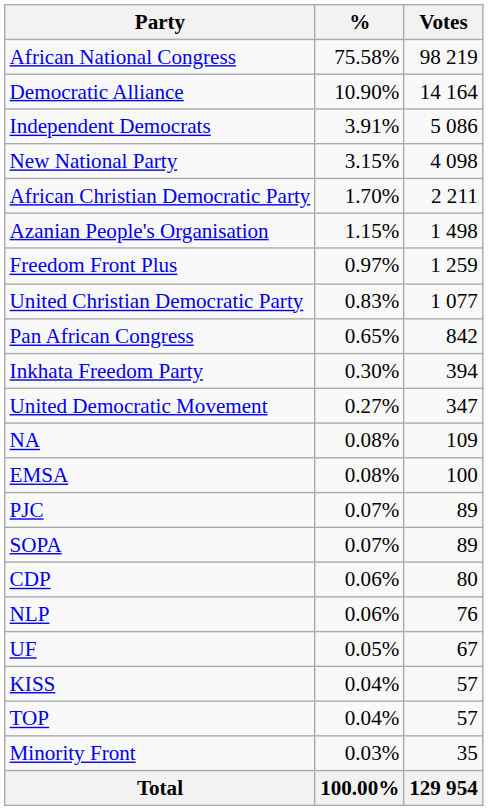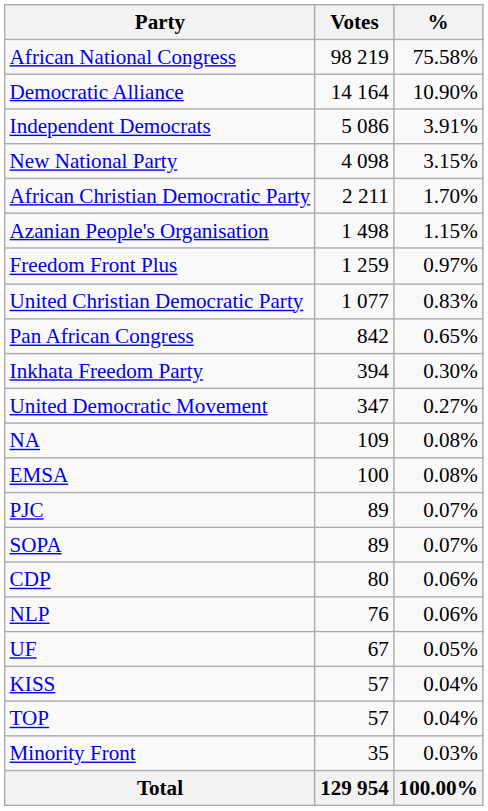columns swapped: (443, 22) <-> (360, 22)
